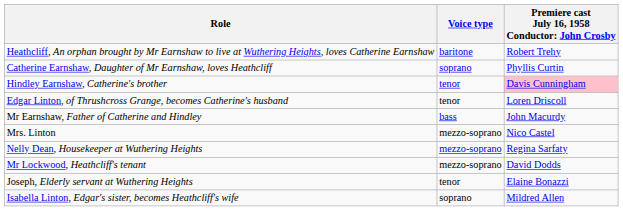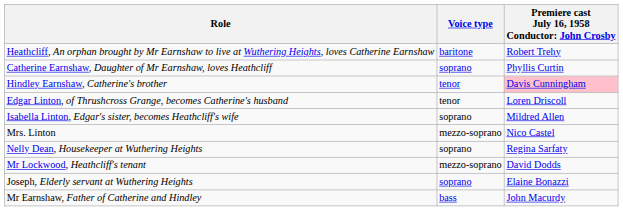rows swapped: (123, 198) <-> (104, 116)
(470, 149) mezzo-soprano -> (455, 149) soprano
(450, 181) tenor -> (455, 181) soprano
